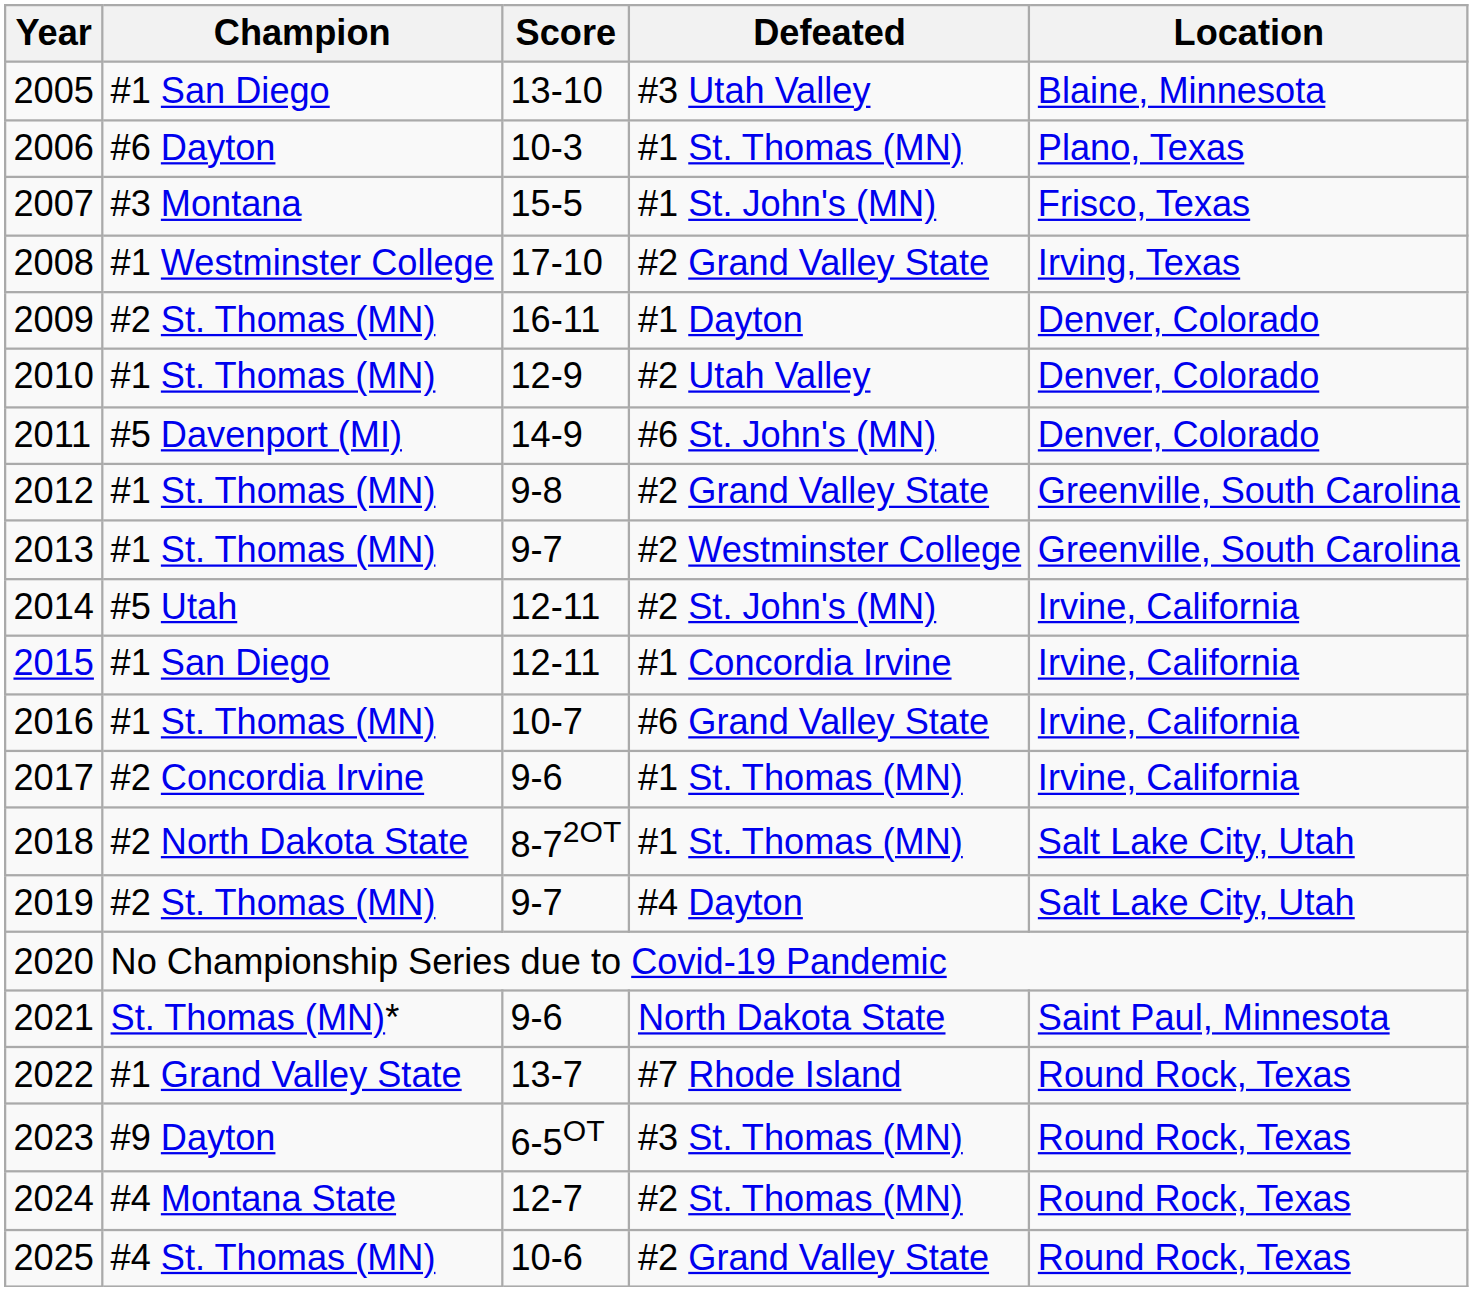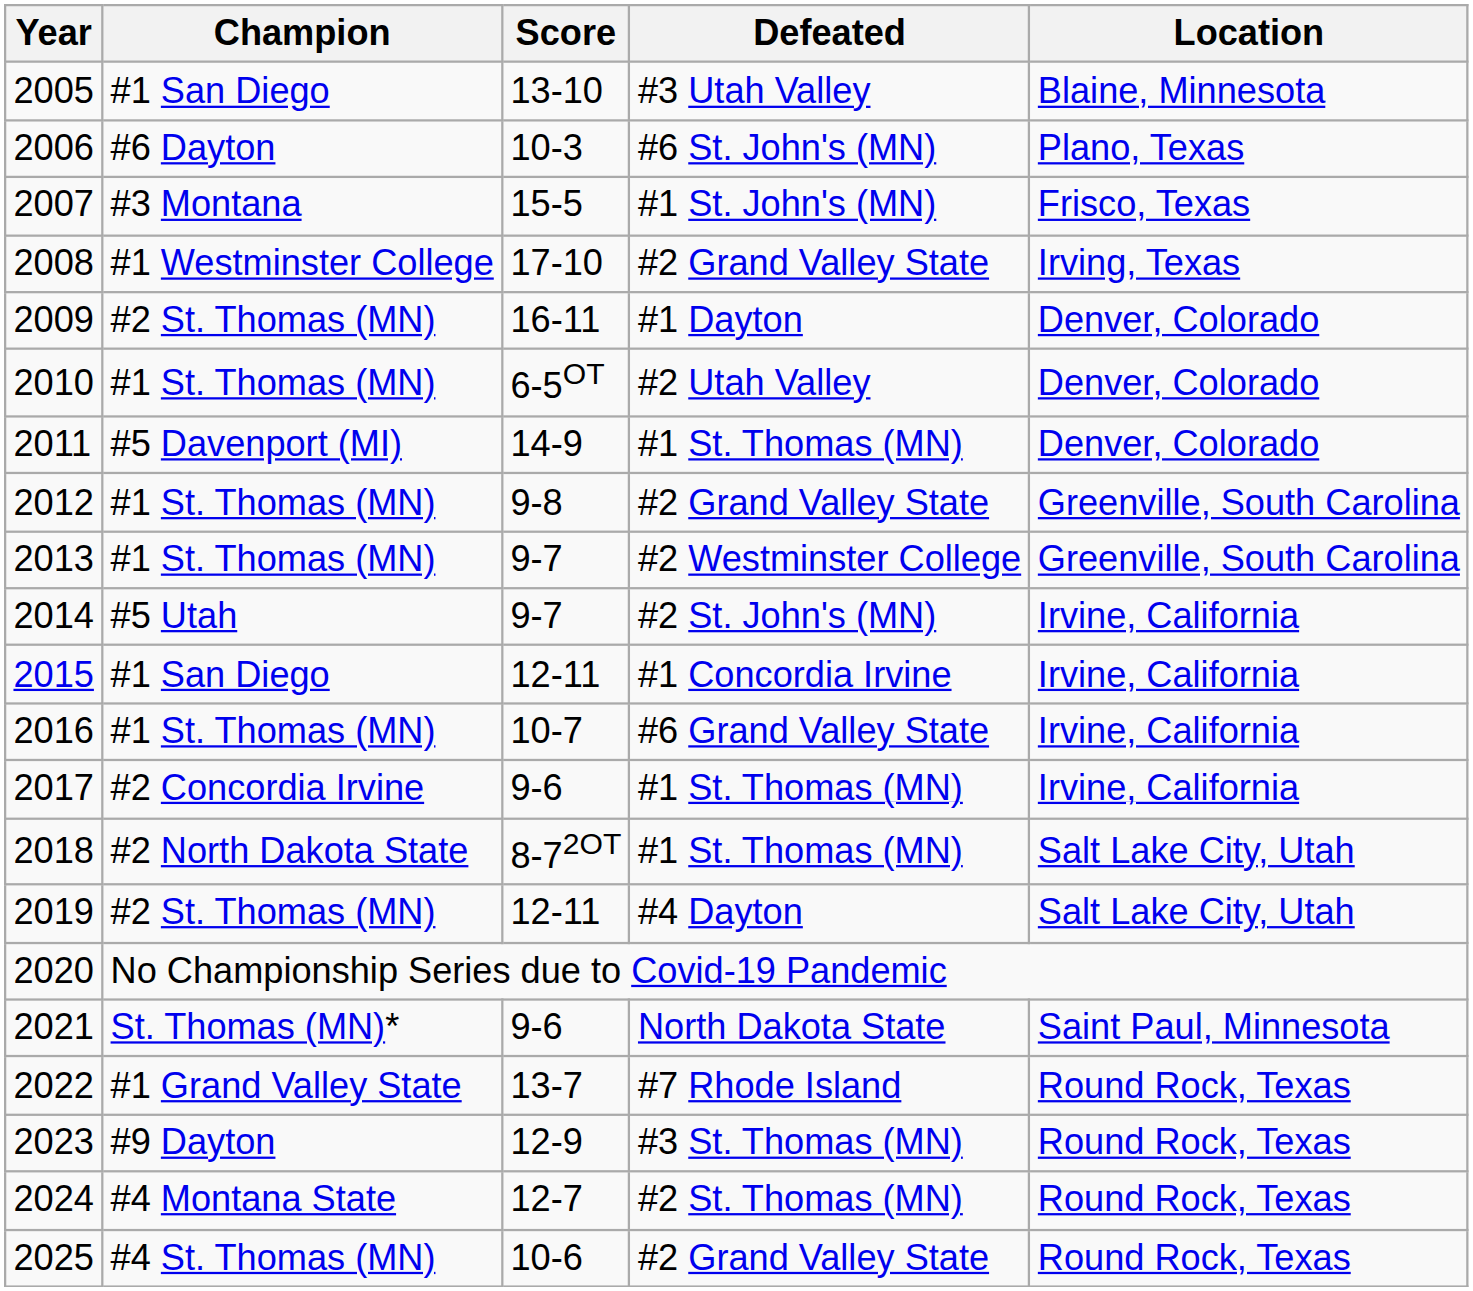(800, 147) #1 St. Thomas (MN) -> (787, 147) #6 St. John's (MN)
(547, 377) 12-9 -> (558, 382) 6-5OT
(787, 434) #6 St. John's (MN) -> (800, 444) #1 St. Thomas (MN)
(555, 606) 12-11 -> (537, 616) 9-7
(537, 903) 9-7 -> (555, 912) 12-11
(558, 1137) 6-5OT -> (547, 1142) 12-9
